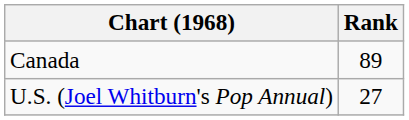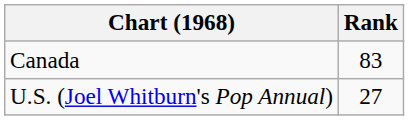(371, 59) 89 -> (371, 59) 83
